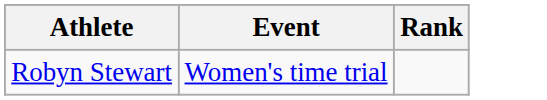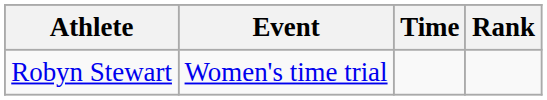+ column: (430, 27)
